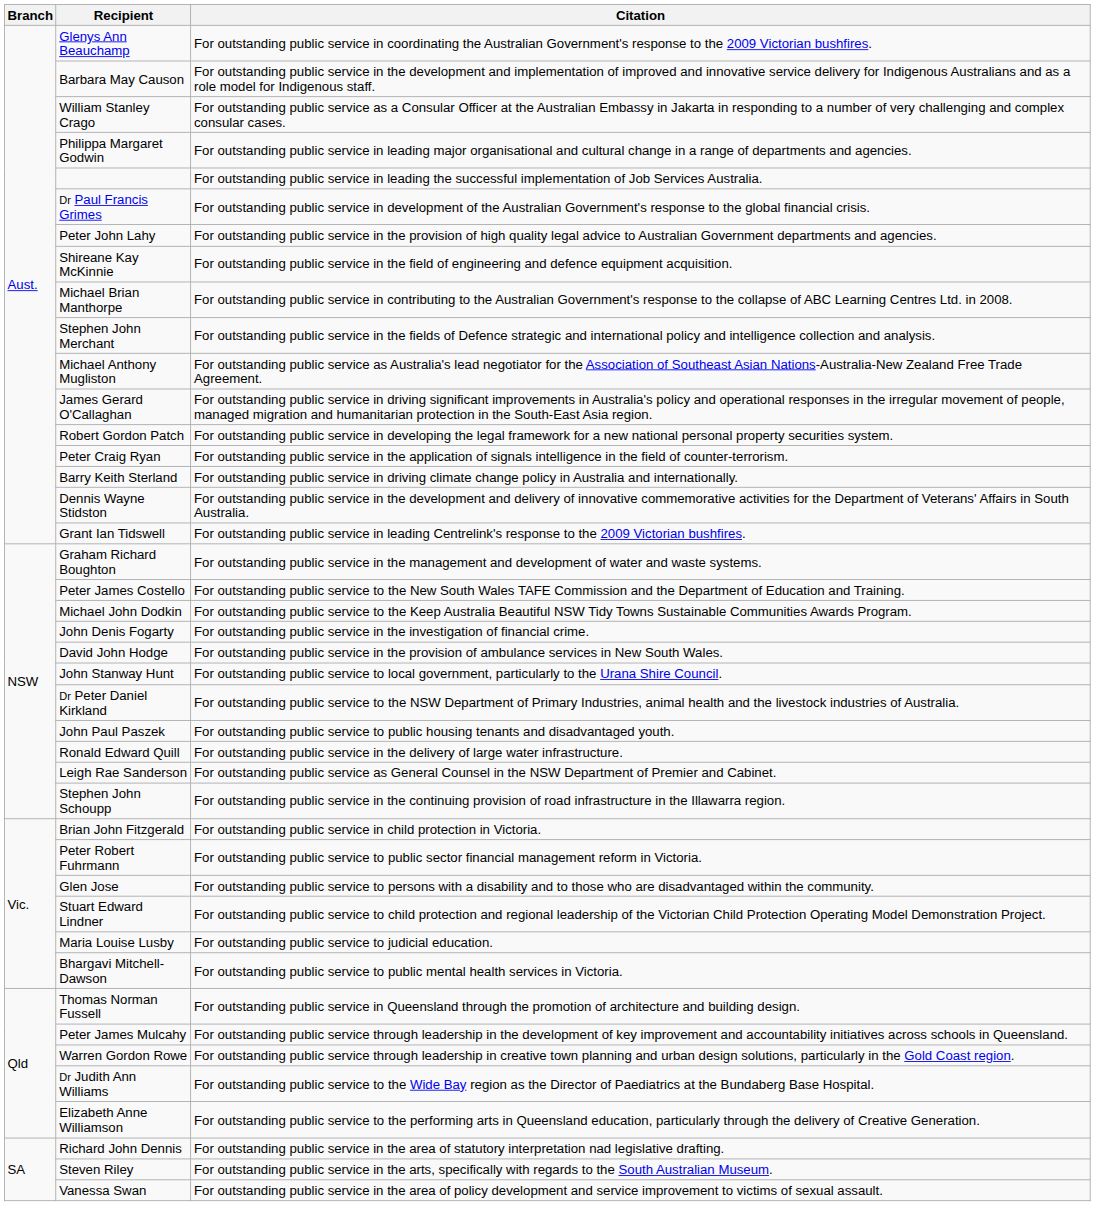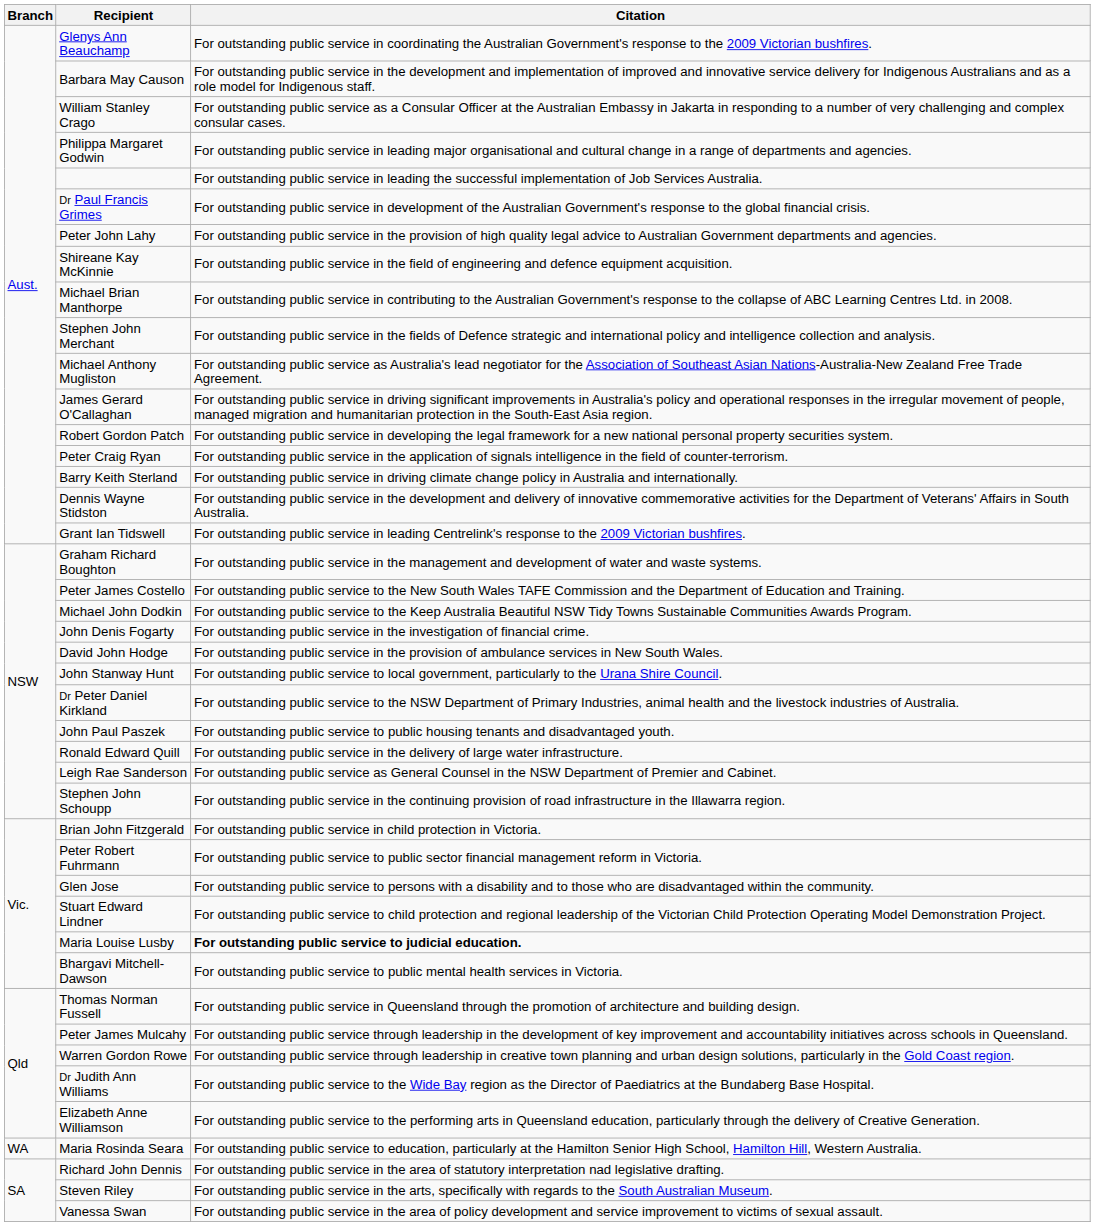(343, 943) normal -> (358, 943) bold
+ row: (121, 1148)
